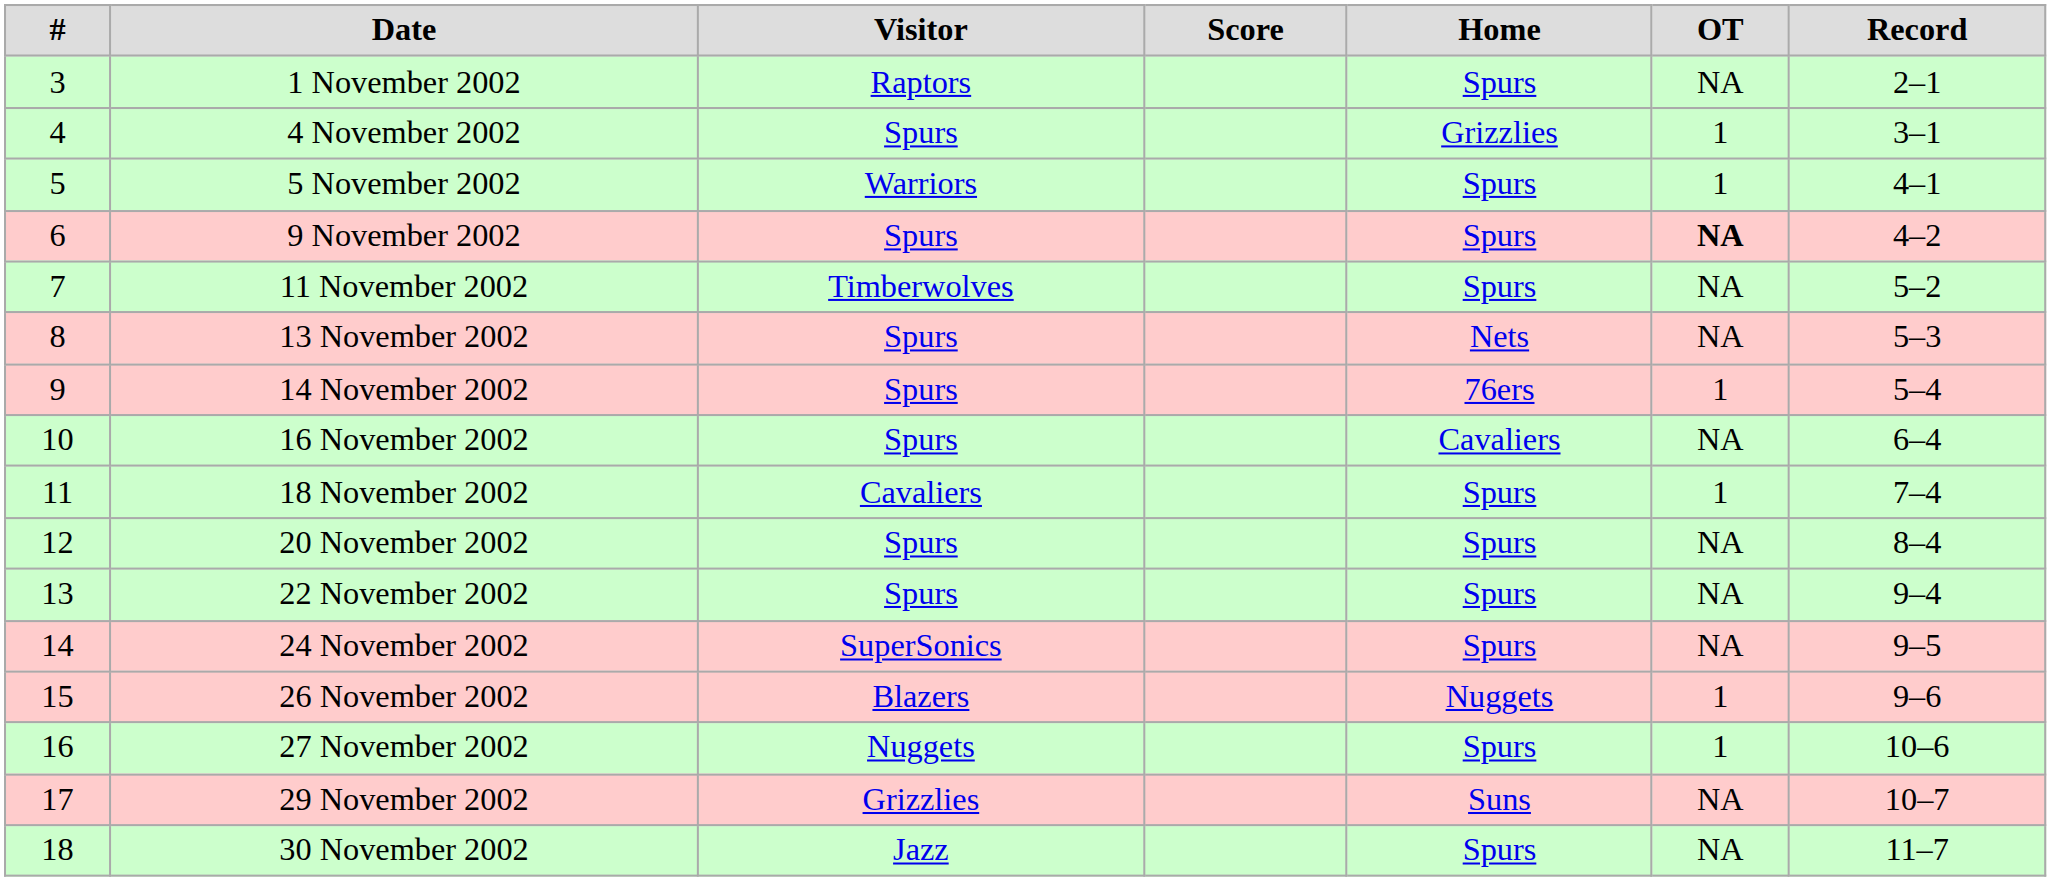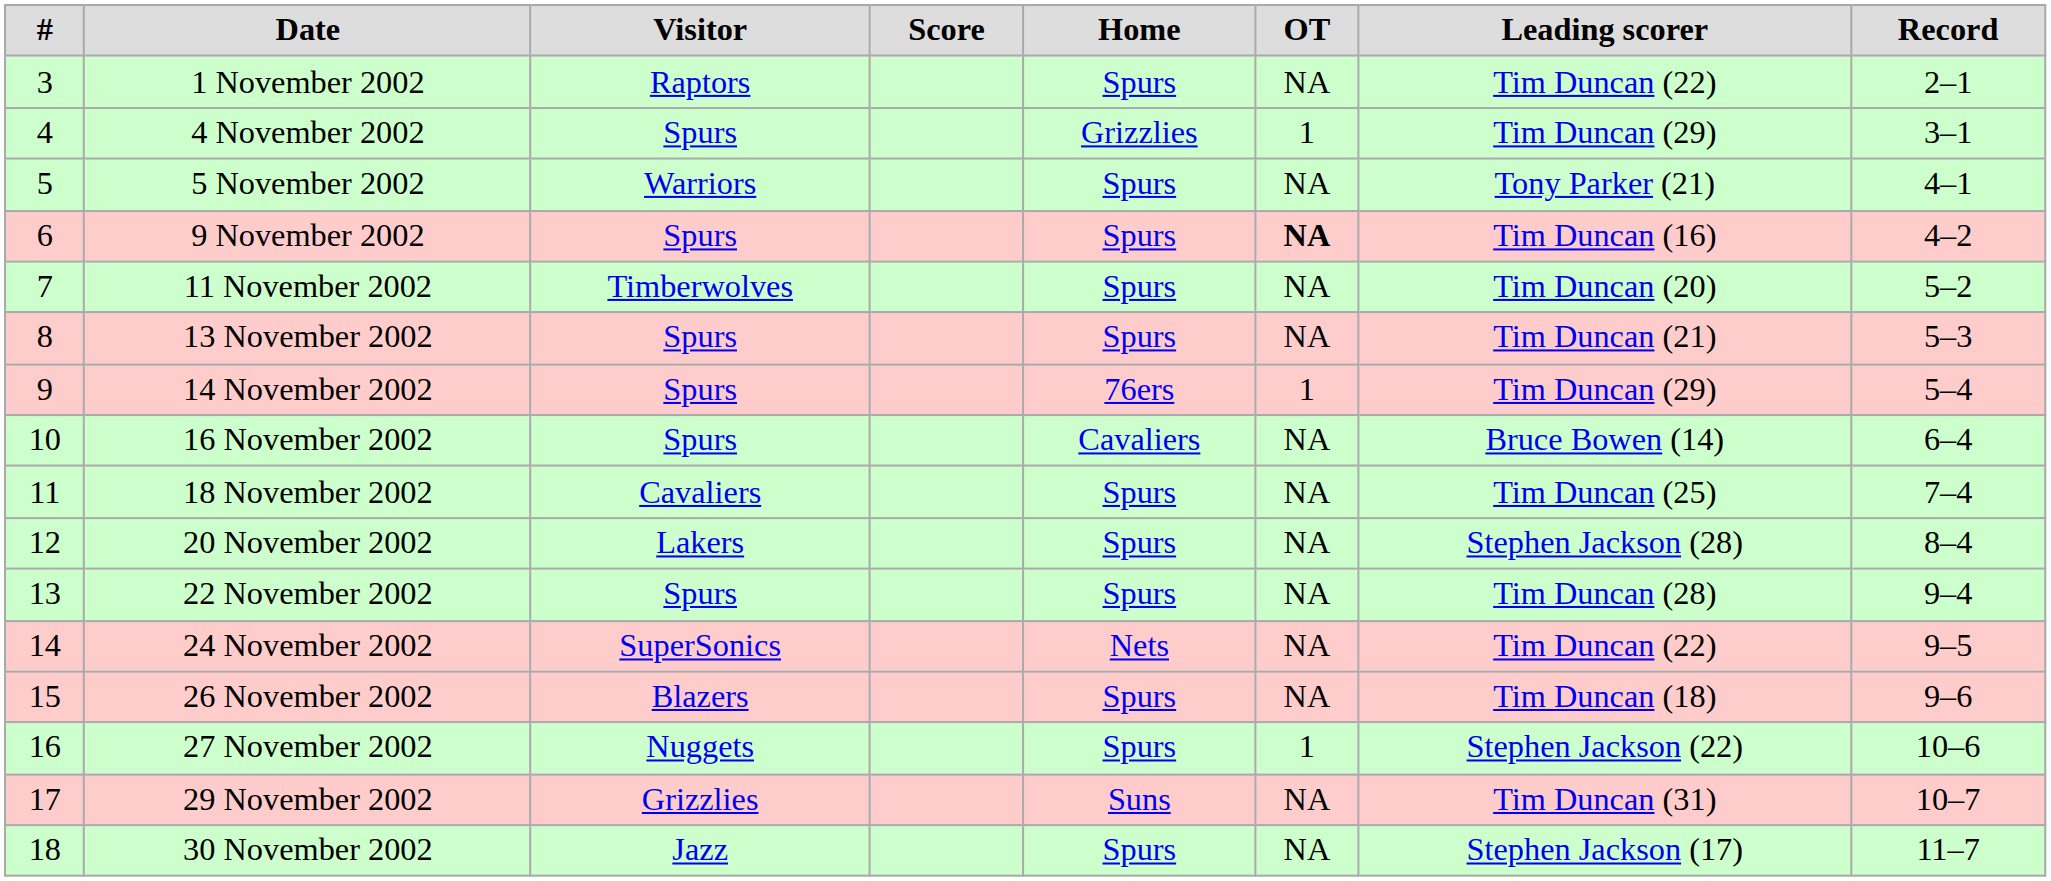+ column: (1605, 30)
(1720, 183) 1 -> (1307, 183) NA
(1500, 337) Nets -> (1139, 337) Spurs
(1720, 491) 1 -> (1307, 491) NA
(921, 542) Spurs -> (700, 542) Lakers
(1500, 645) Spurs -> (1139, 645) Nets
(1500, 696) Nuggets -> (1139, 696) Spurs
(1720, 696) 1 -> (1307, 696) NA
